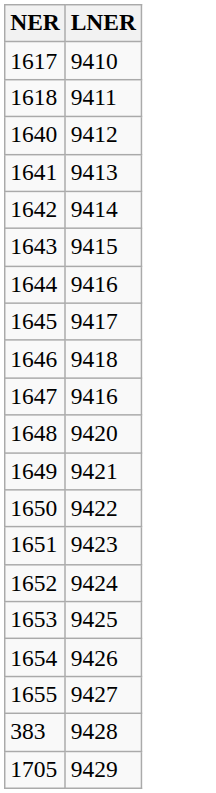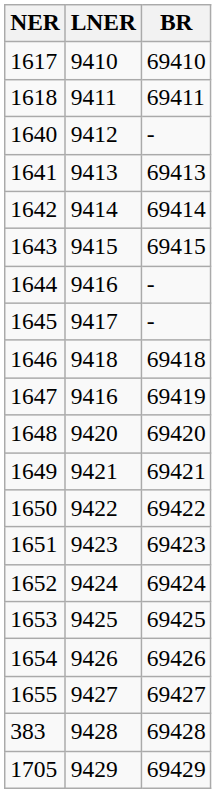+ column: (176, 23)
